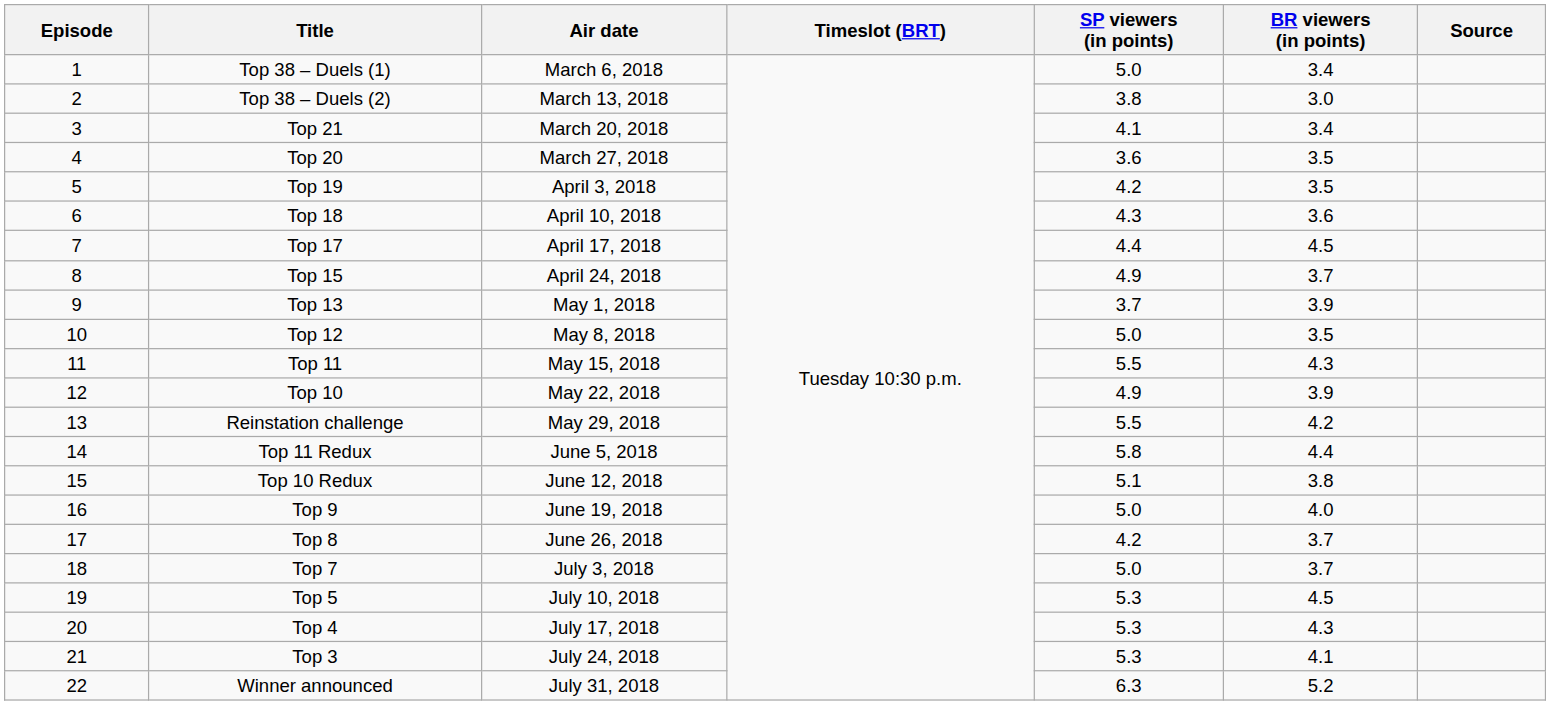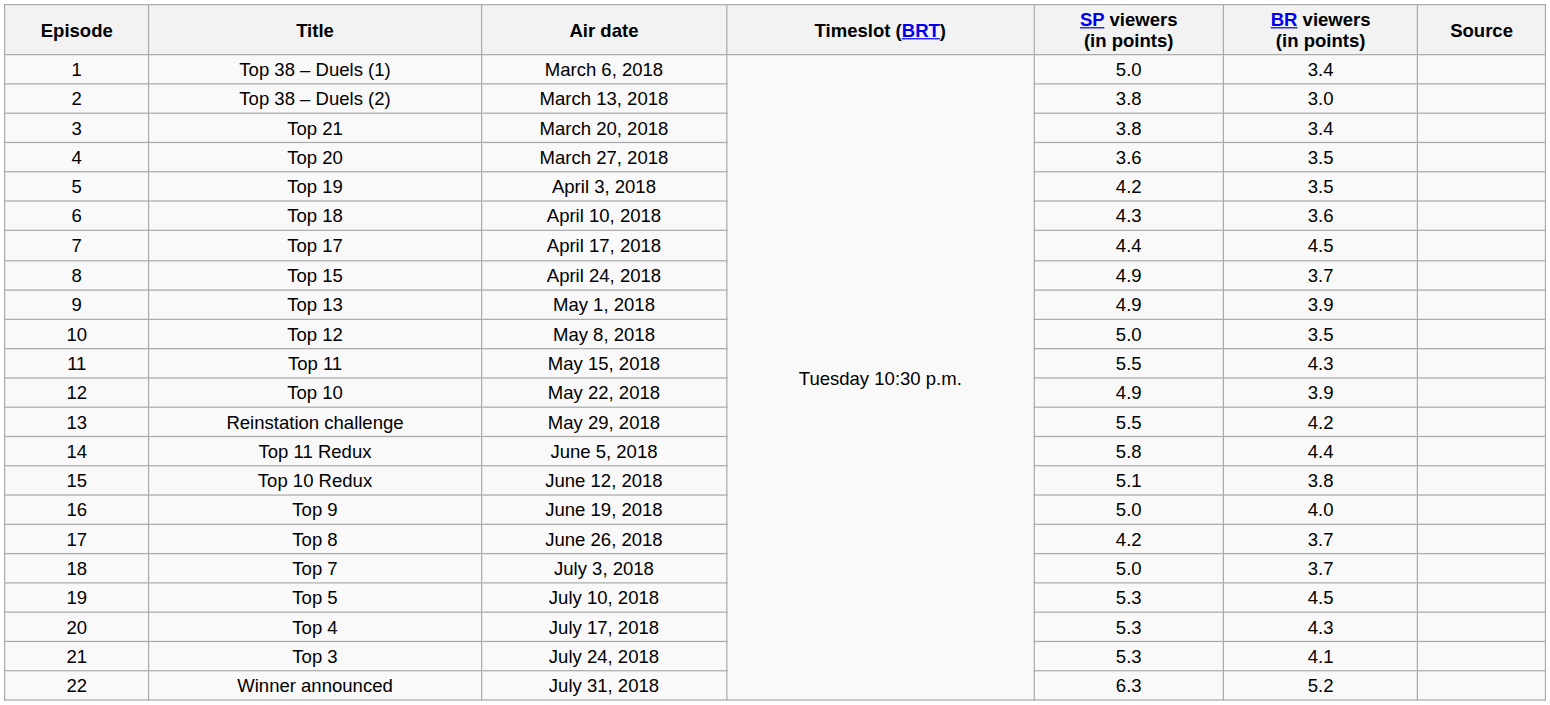(1129, 128) 4.1 -> (1129, 128) 3.8
(1129, 304) 3.7 -> (1129, 304) 4.9
